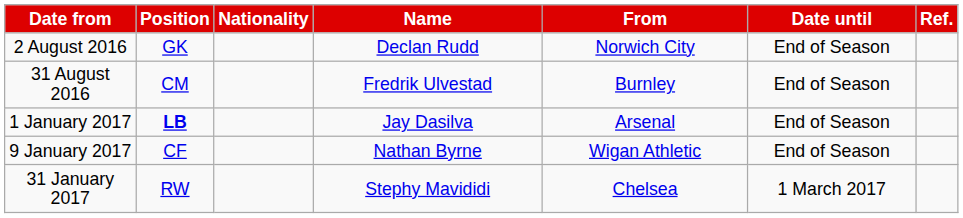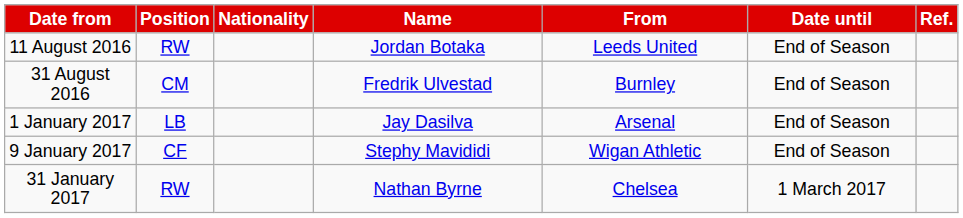- row: (70, 47)
+ row: (70, 47)
(175, 123) bold -> (175, 123) normal
(428, 151) Nathan Byrne -> (428, 151) Stephy Mavididi
(428, 188) Stephy Mavididi -> (428, 188) Nathan Byrne
